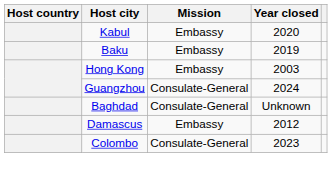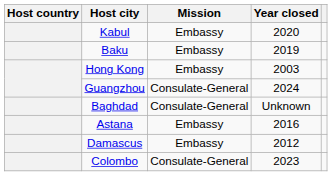+ row: (115, 124)
